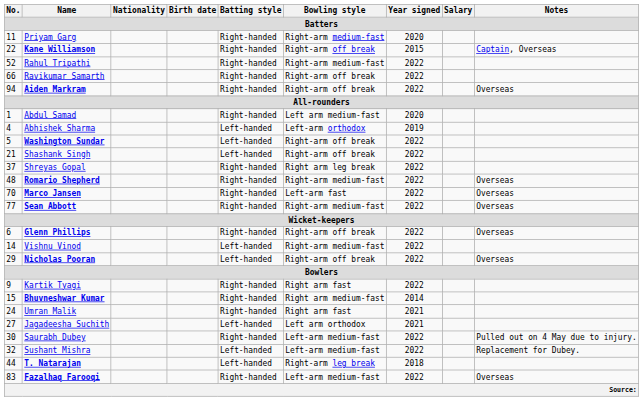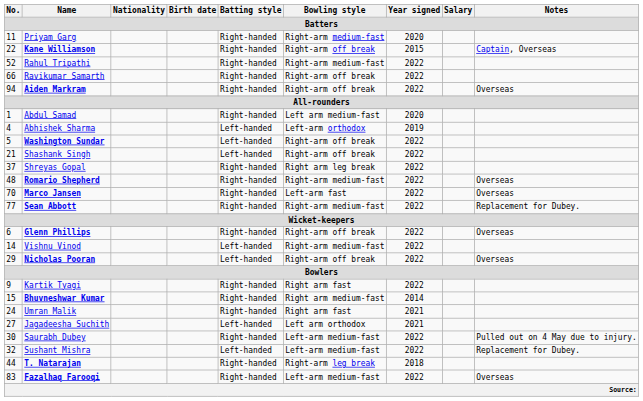(495, 207) Overseas -> (528, 207) Replacement for Dubey.
(246, 364) Left-handed -> (248, 364) Right-handed
